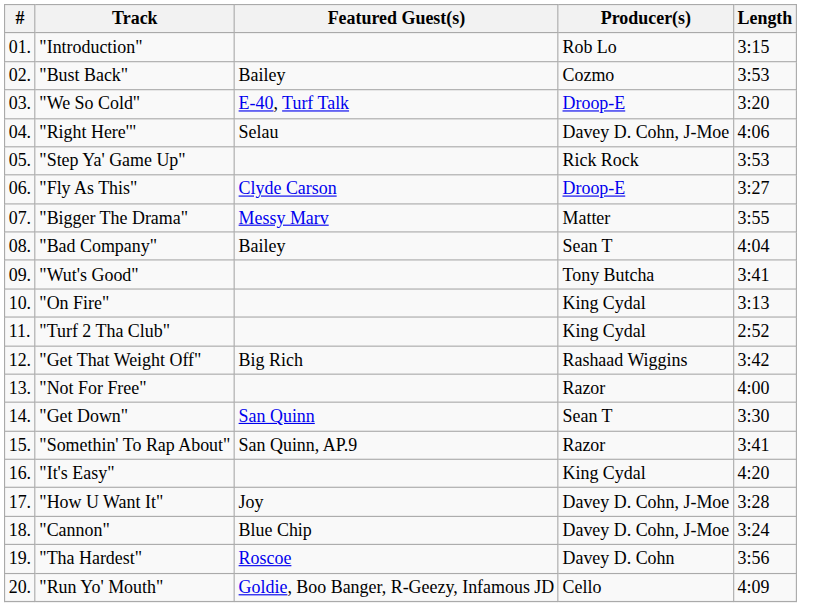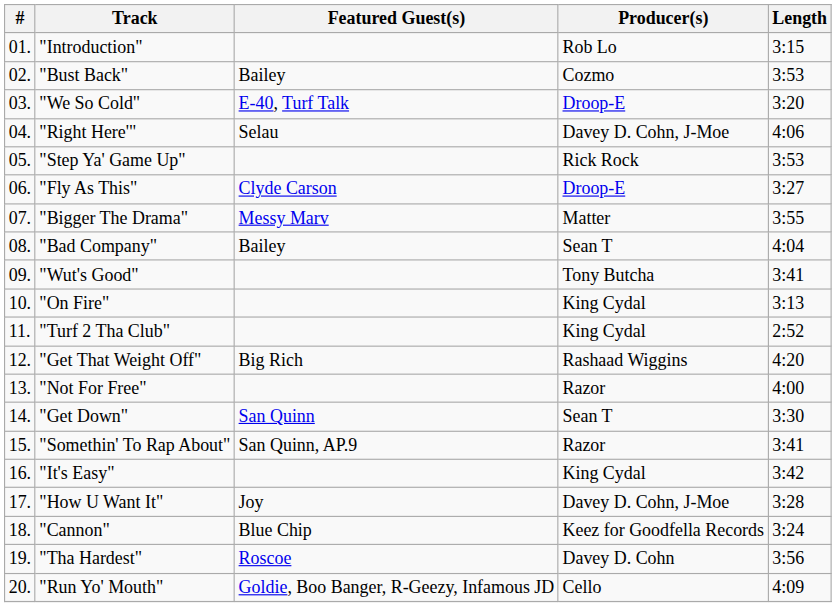(753, 359) 3:42 -> (788, 359) 4:20
(753, 473) 4:20 -> (788, 473) 3:42
(646, 530) Davey D. Cohn, J-Moe -> (663, 530) Keez for Goodfella Records
